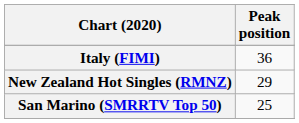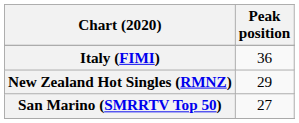(265, 105) 25 -> (265, 105) 27
